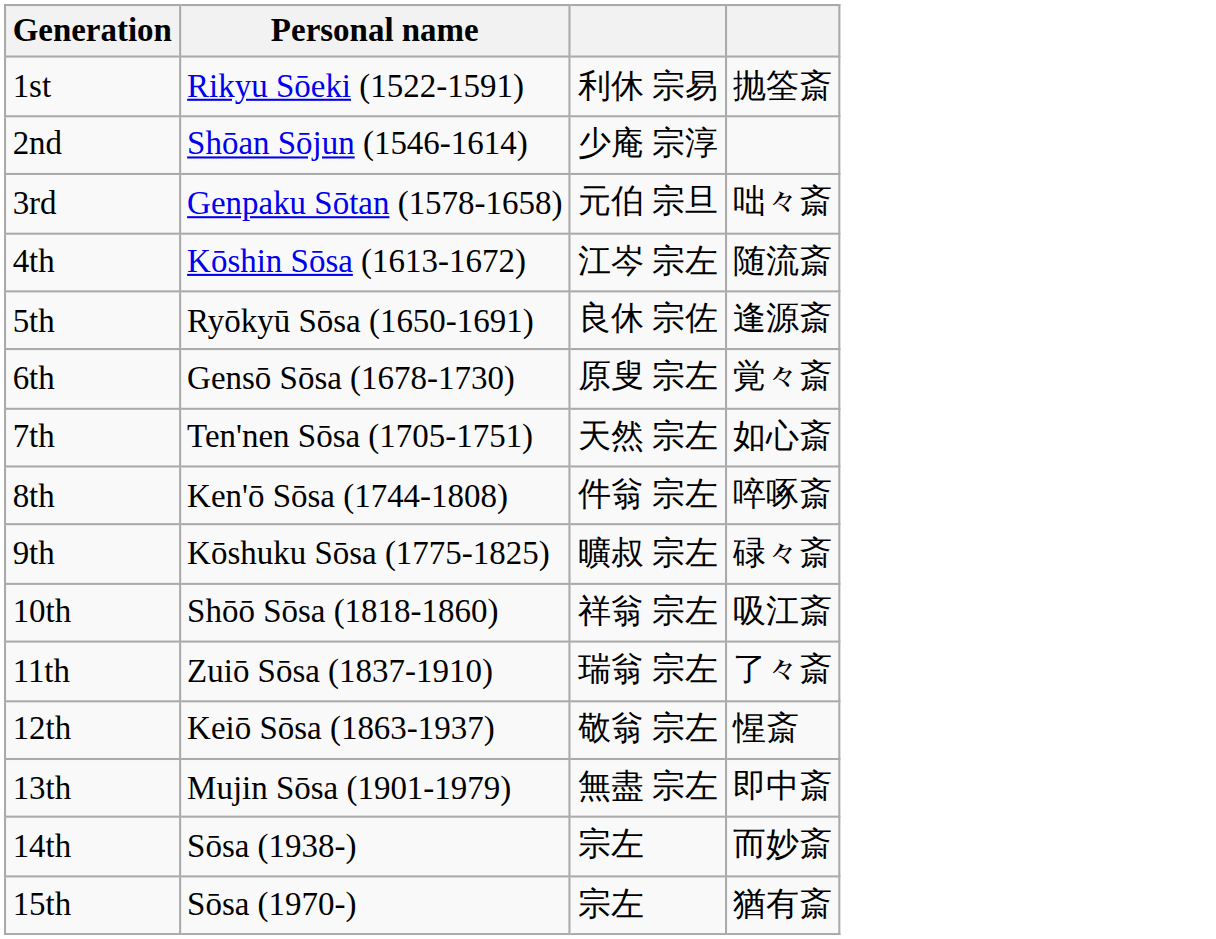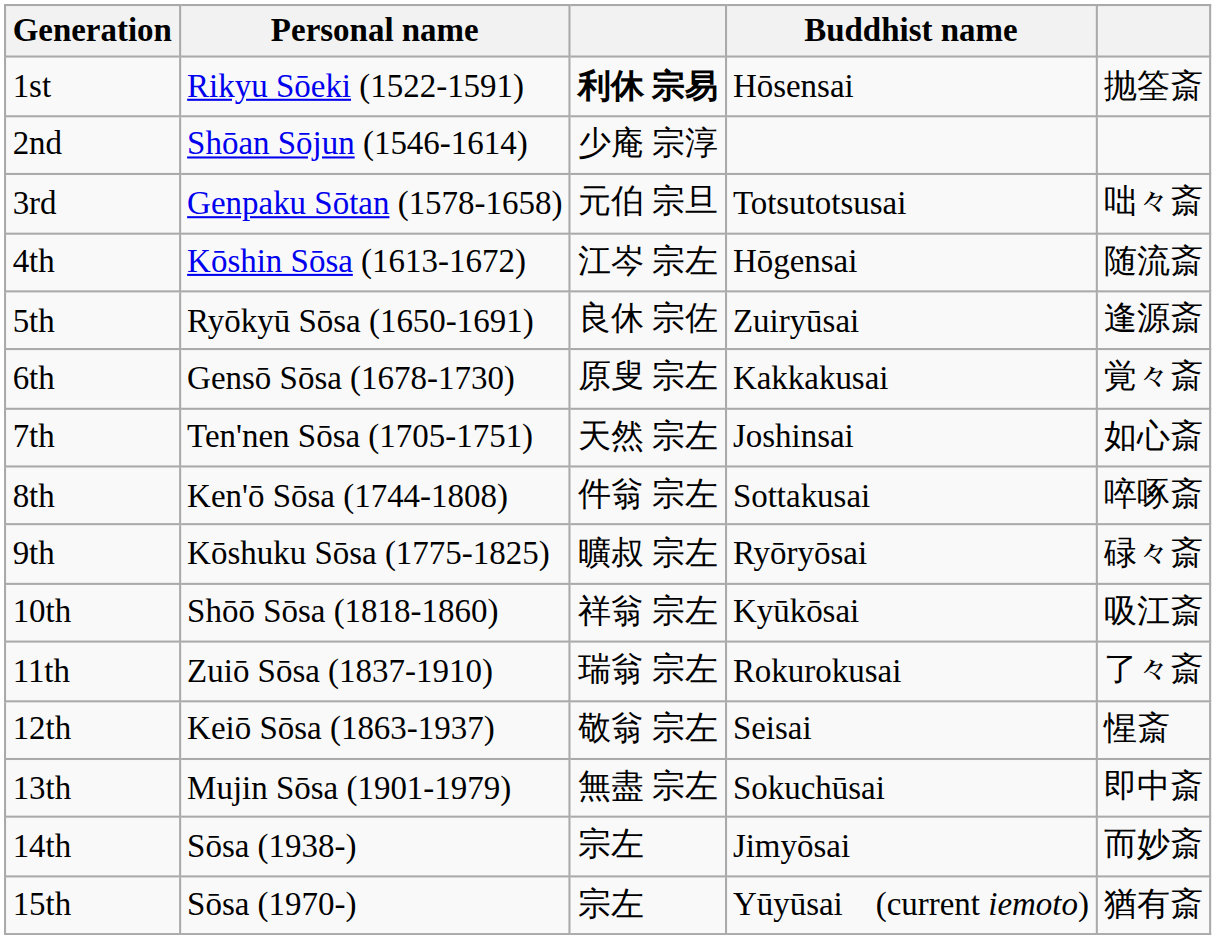+ column: (911, 30)
(648, 84) normal -> (648, 84) bold
